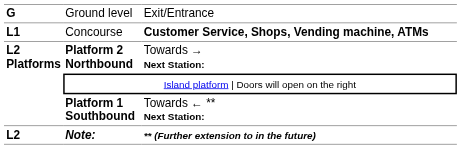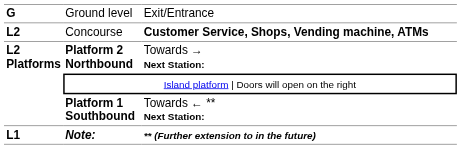(13, 32) L1 -> (13, 32) L2
(13, 135) L2 -> (13, 135) L1
